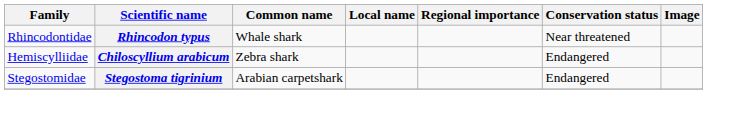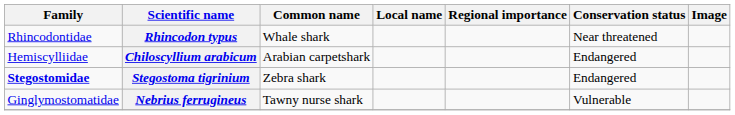(267, 57) Zebra shark -> (316, 57) Arabian carpetshark
(47, 78) normal -> (48, 78) bold
(289, 78) Arabian carpetshark -> (294, 78) Zebra shark
+ row: (191, 99)
